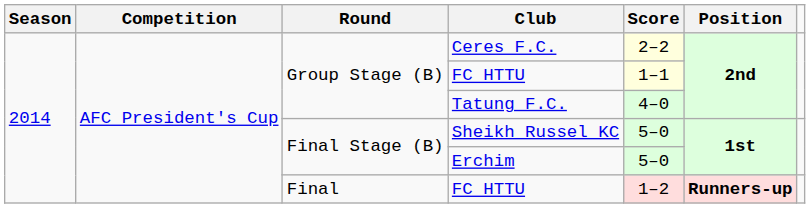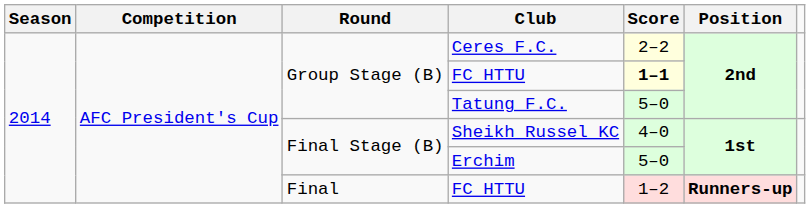(654, 76) normal -> (654, 76) bold
(654, 104) 4–0 -> (654, 104) 5–0
(654, 132) 5–0 -> (654, 132) 4–0
